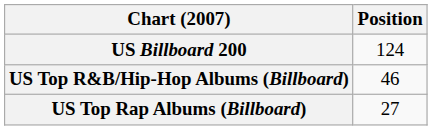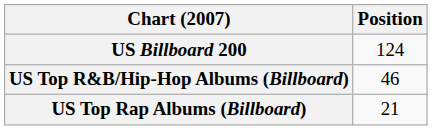(390, 109) 27 -> (390, 109) 21
